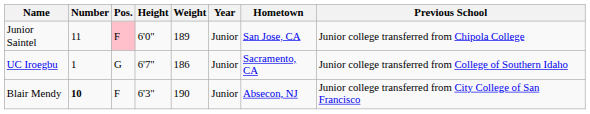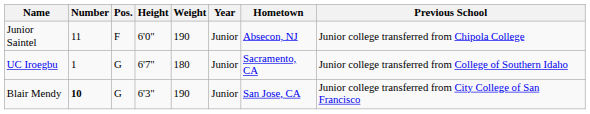(117, 36) pink background -> (117, 36) no background
(182, 36) 189 -> (182, 36) 190
(272, 36) San Jose, CA -> (270, 36) Absecon, NJ
(182, 65) 186 -> (182, 65) 180
(117, 94) F -> (118, 94) G
(270, 94) Absecon, NJ -> (272, 94) San Jose, CA
